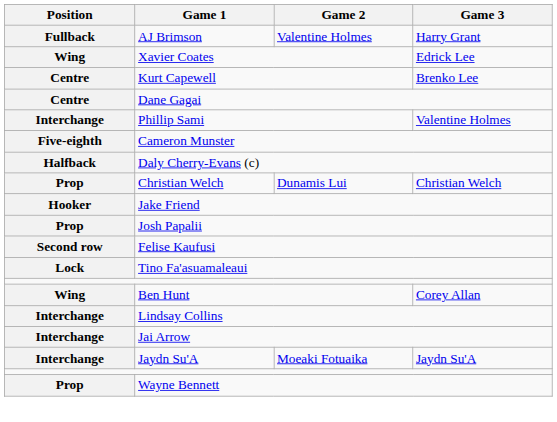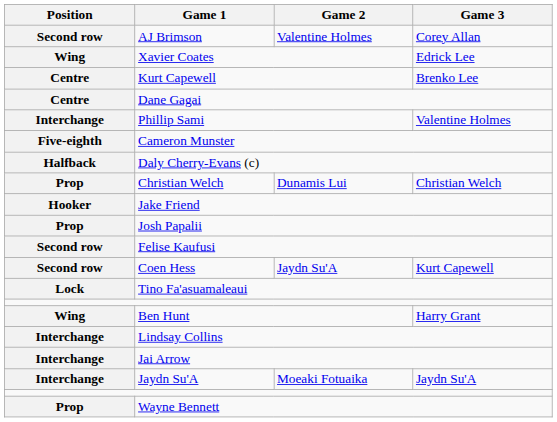(70, 36) Fullback -> (70, 36) Second row
(448, 36) Harry Grant -> (448, 36) Corey Allan
+ row: (167, 267)
(448, 294) Corey Allan -> (448, 316) Harry Grant
